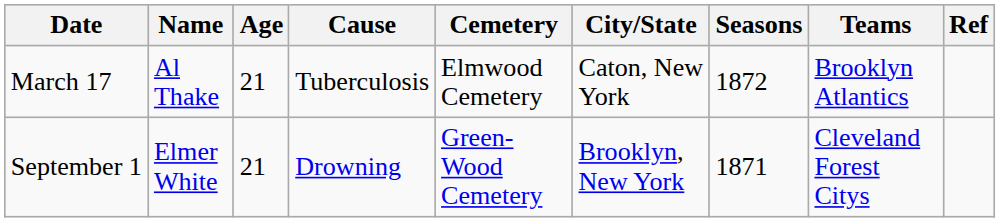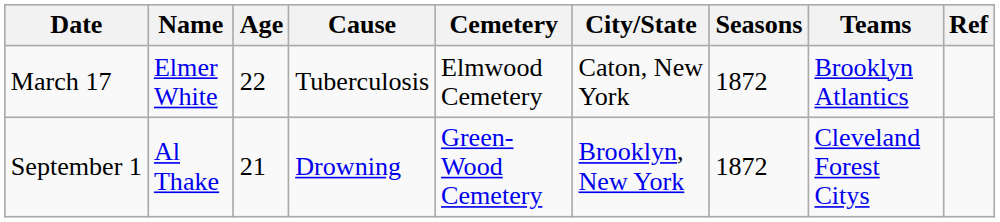(187, 81) Al Thake -> (186, 81) Elmer White
(253, 81) 21 -> (253, 81) 22
(186, 166) Elmer White -> (187, 166) Al Thake
(742, 166) 1871 -> (742, 166) 1872
